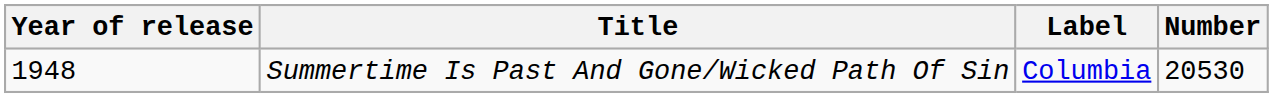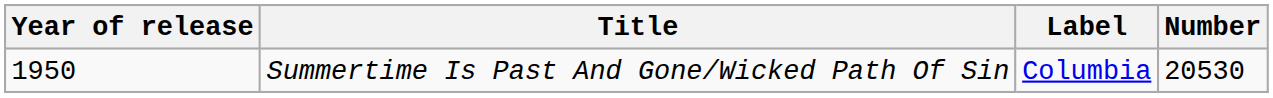(44, 71) 1948 -> (44, 71) 1950
